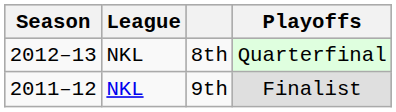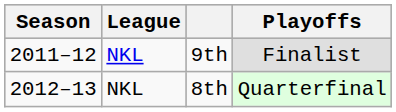rows swapped: (209, 89) <-> (209, 55)
